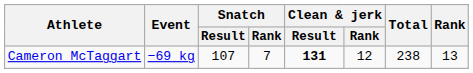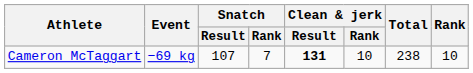(365, 57) 12 -> (365, 57) 10
(450, 57) 13 -> (450, 57) 10
